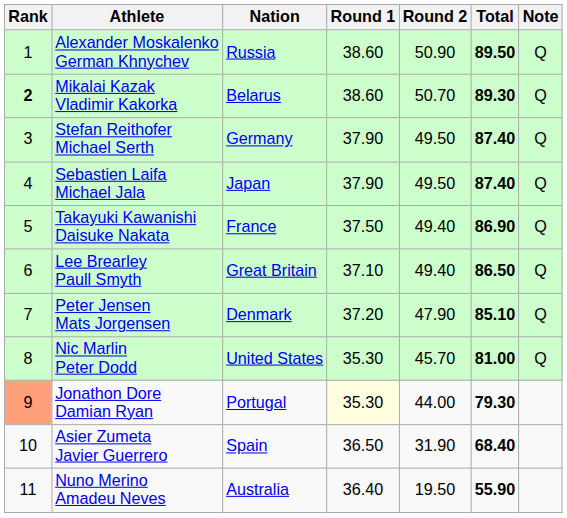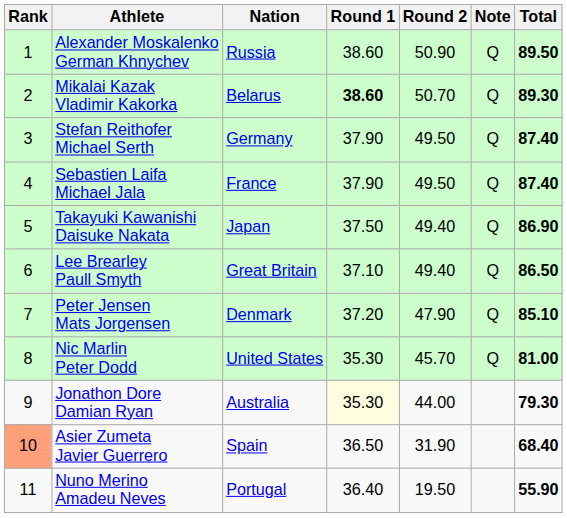columns swapped: (495, 17) <-> (541, 17)
(28, 95) bold -> (28, 95) normal
(363, 95) normal -> (363, 95) bold
(248, 183) Japan -> (251, 183) France
(251, 227) France -> (248, 227) Japan
(28, 402) lightsalmon background -> (28, 402) no background
(256, 402) Portugal -> (258, 402) Australia
(28, 446) no background -> (28, 446) lightsalmon background
(258, 490) Australia -> (256, 490) Portugal
